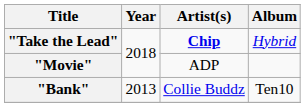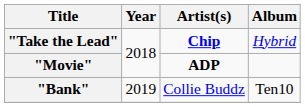(204, 65) normal -> (204, 65) bold
(141, 89) 2013 -> (141, 89) 2019
